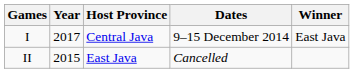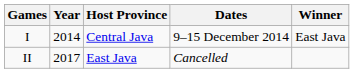(67, 36) 2017 -> (67, 36) 2014
(67, 57) 2015 -> (67, 57) 2017
